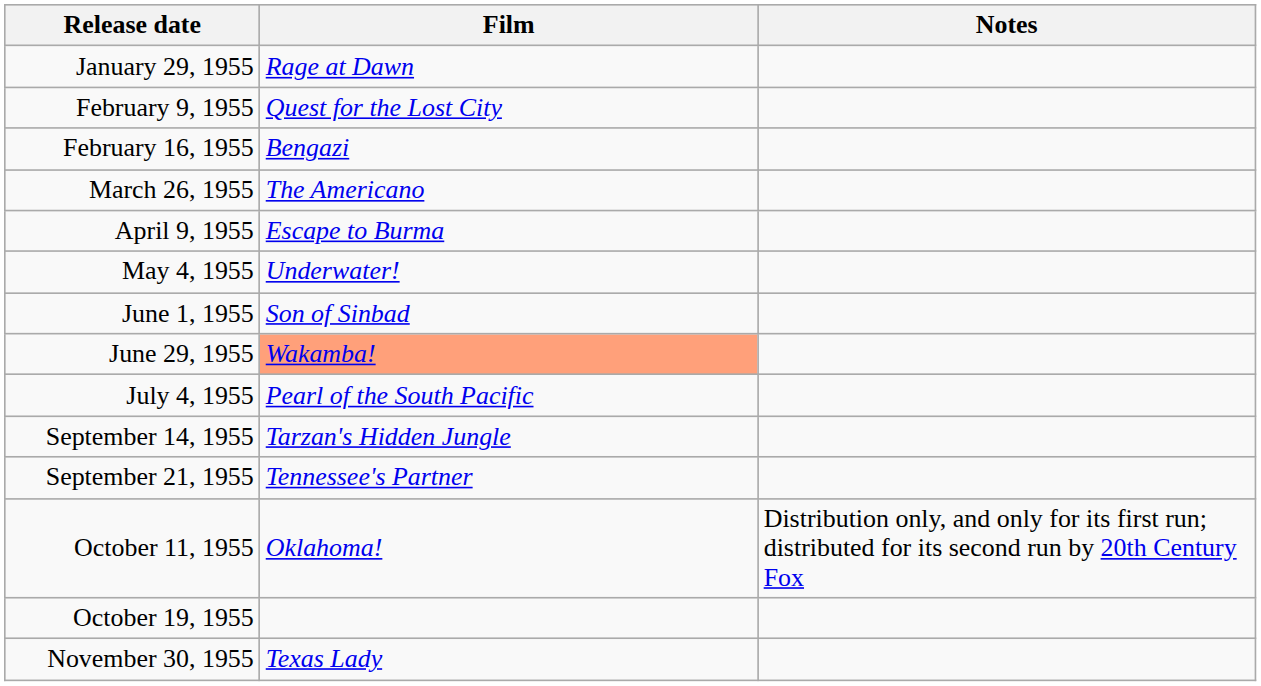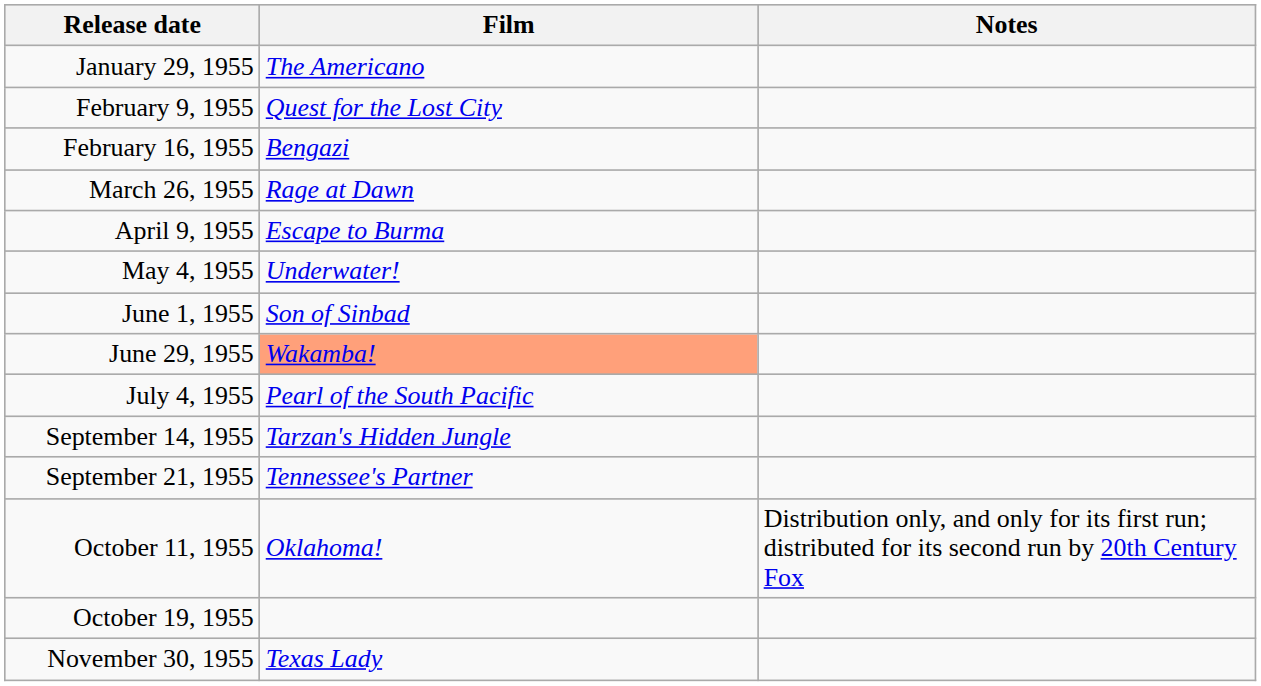(340, 66) Rage at Dawn -> (345, 66) The Americano
(345, 189) The Americano -> (340, 189) Rage at Dawn
